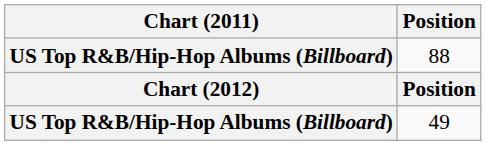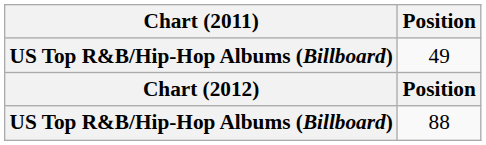rows swapped: (439, 122) <-> (439, 55)
